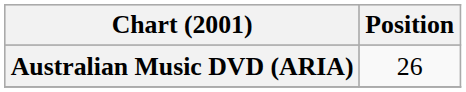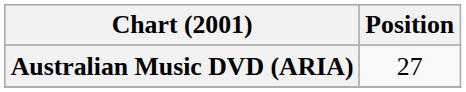(410, 65) 26 -> (410, 65) 27
